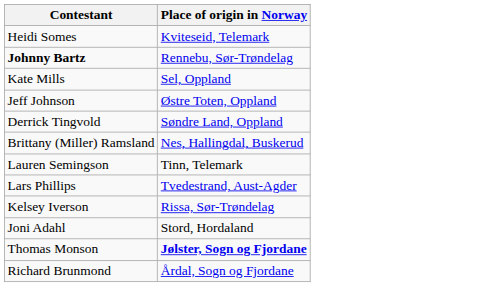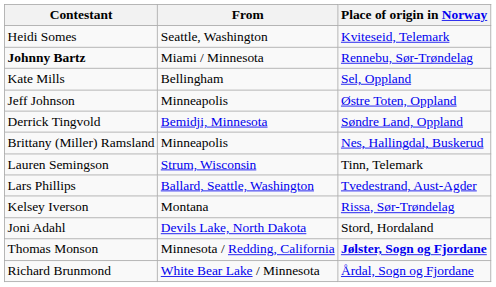+ column: (248, 15)
